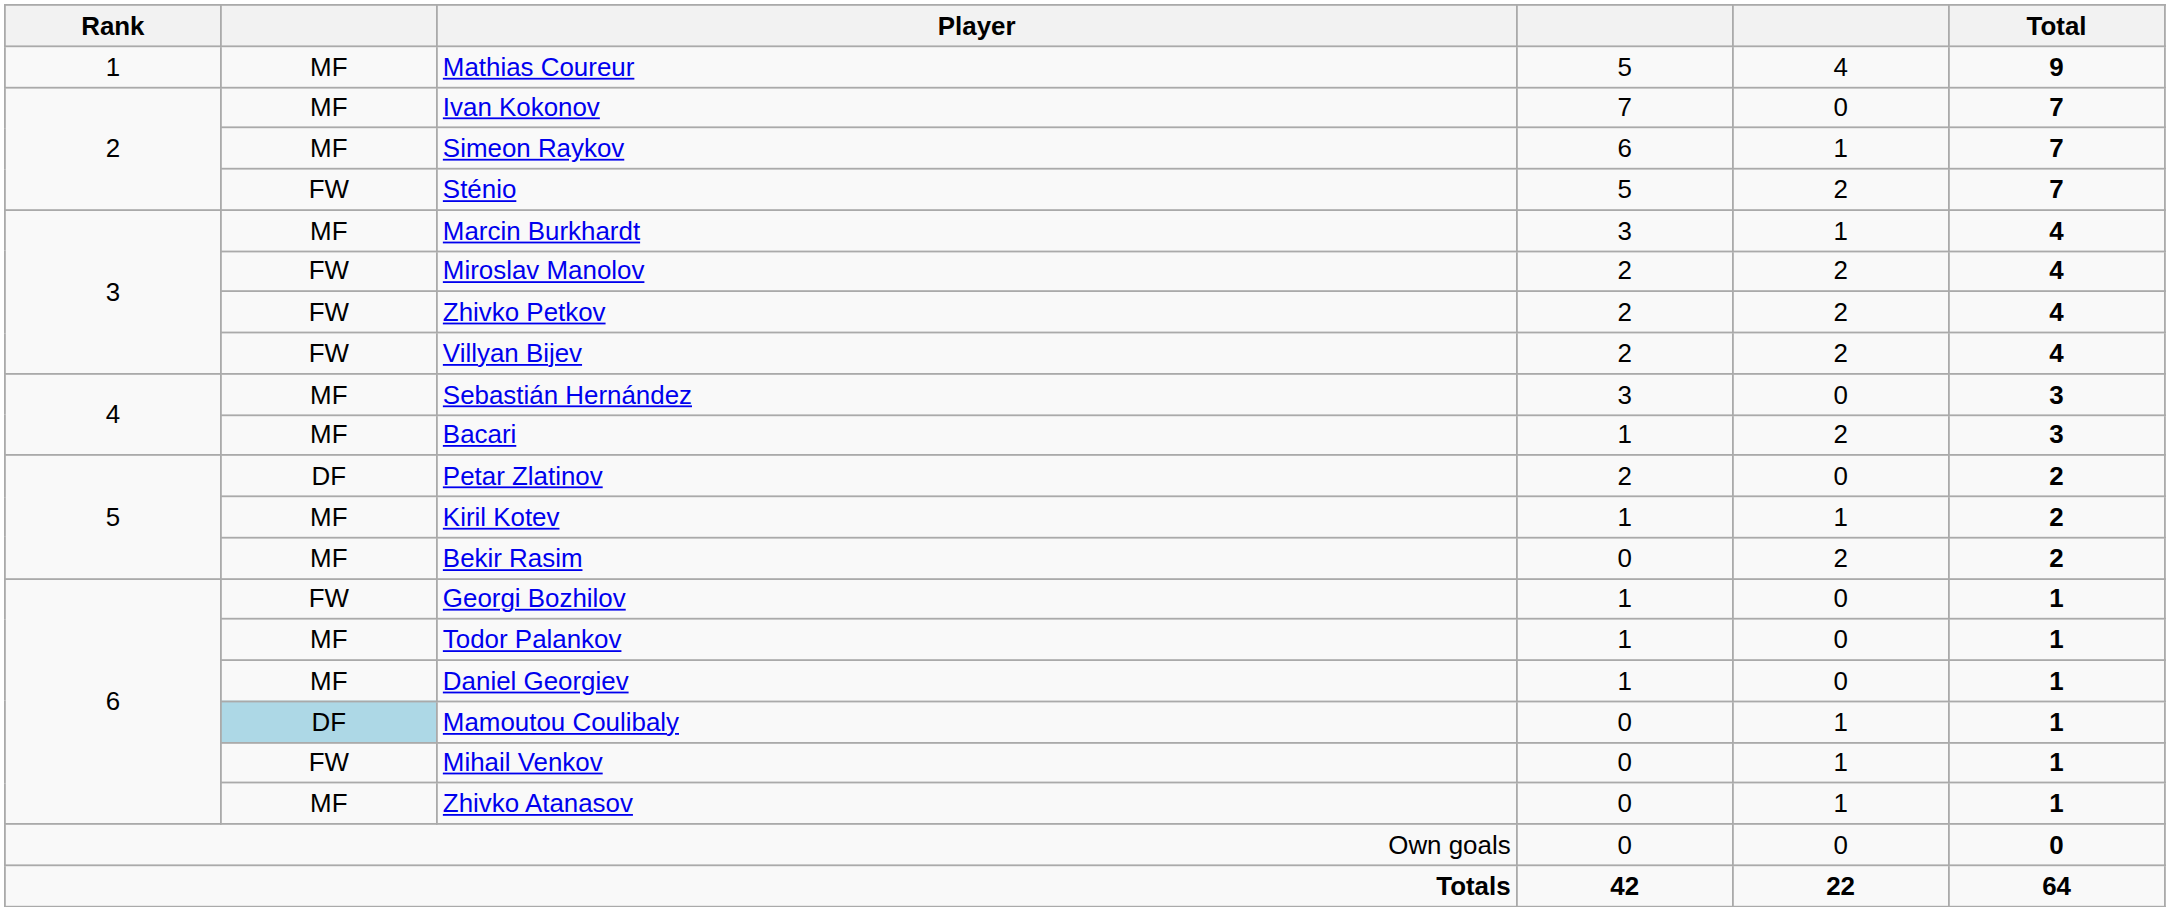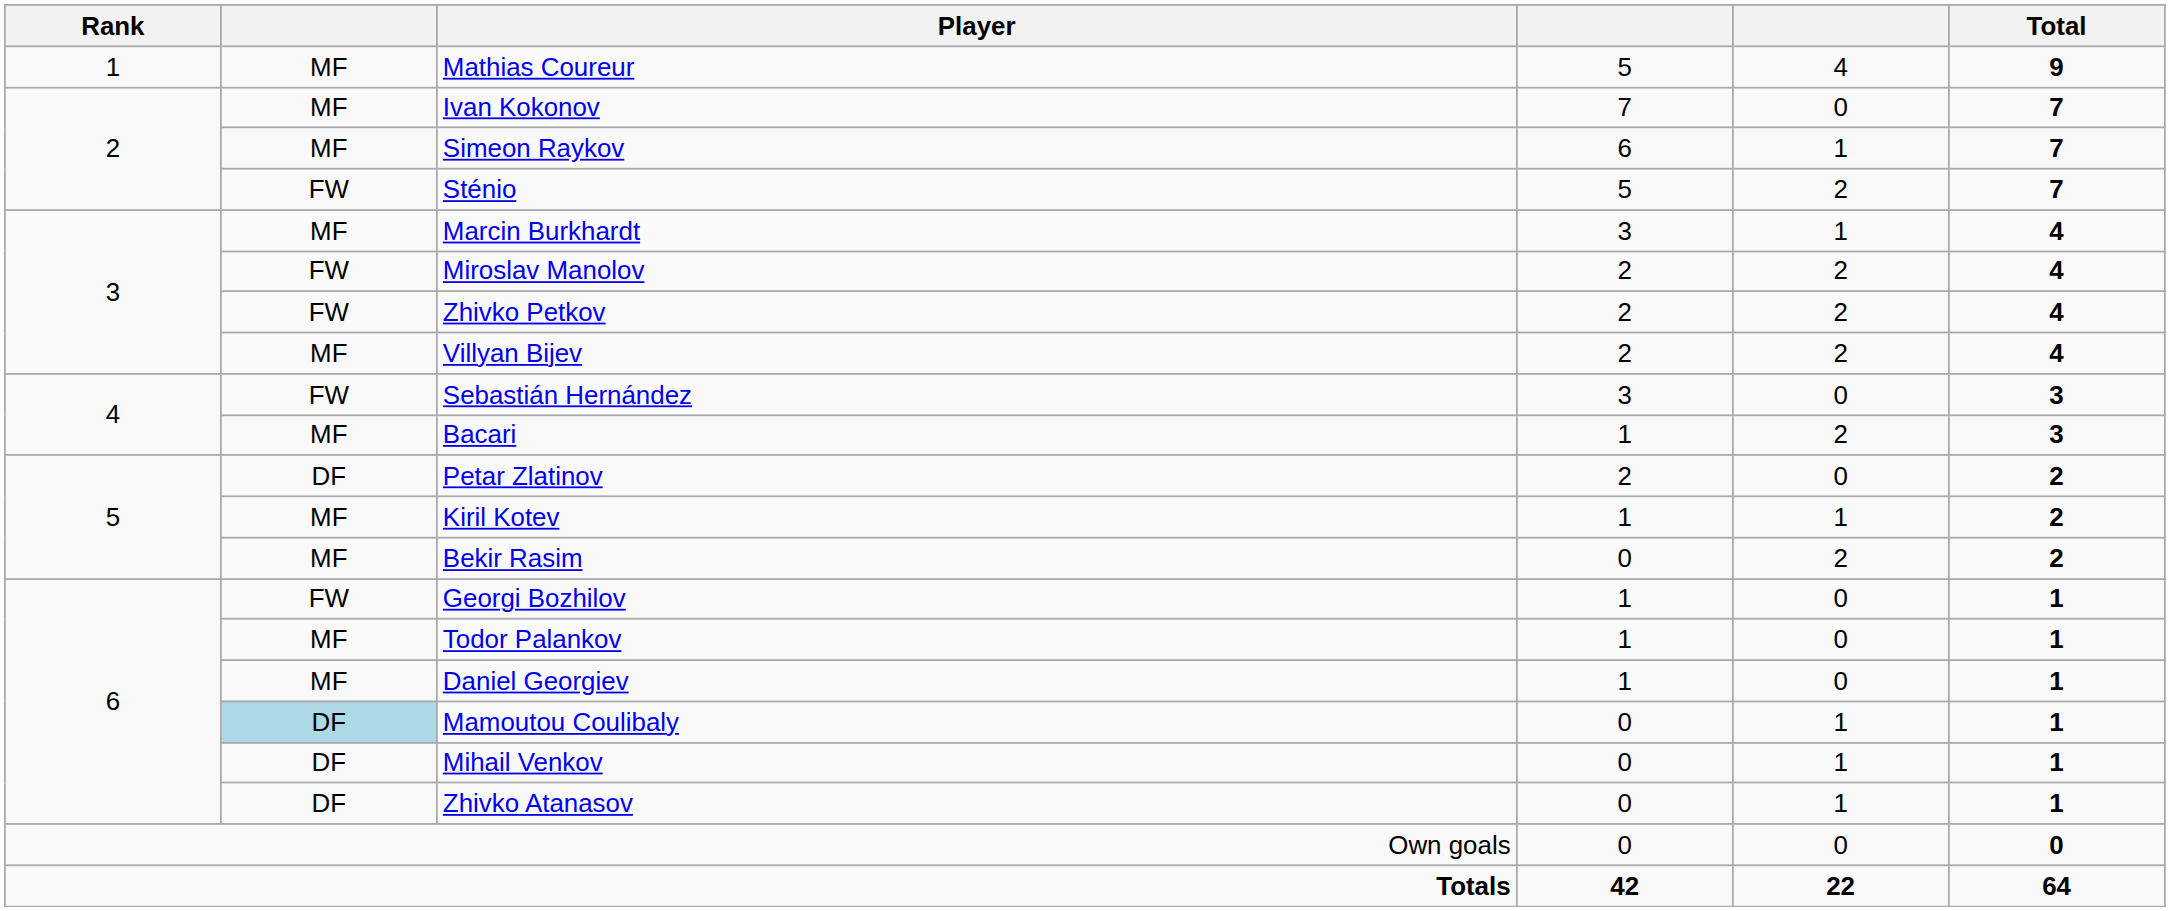(329, 353) FW -> (329, 353) MF
(329, 394) MF -> (329, 394) FW
(329, 763) FW -> (329, 763) DF
(329, 804) MF -> (329, 804) DF
